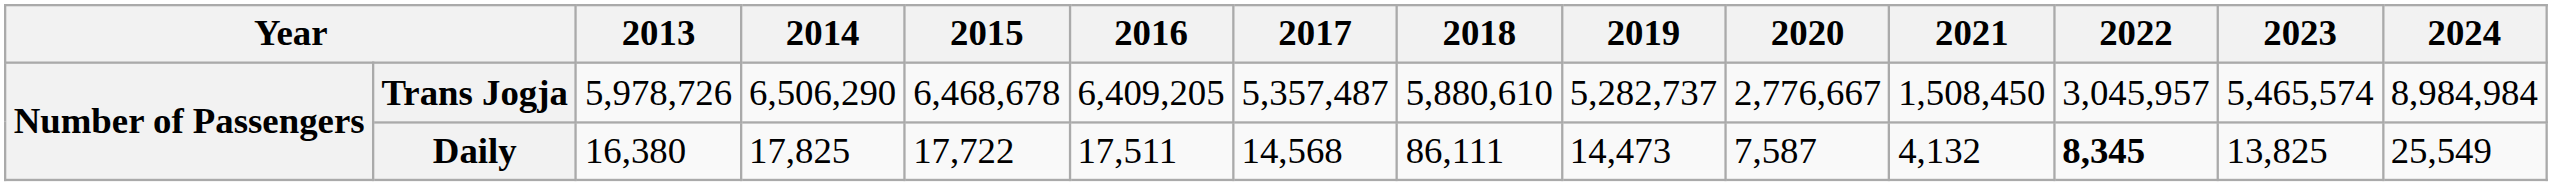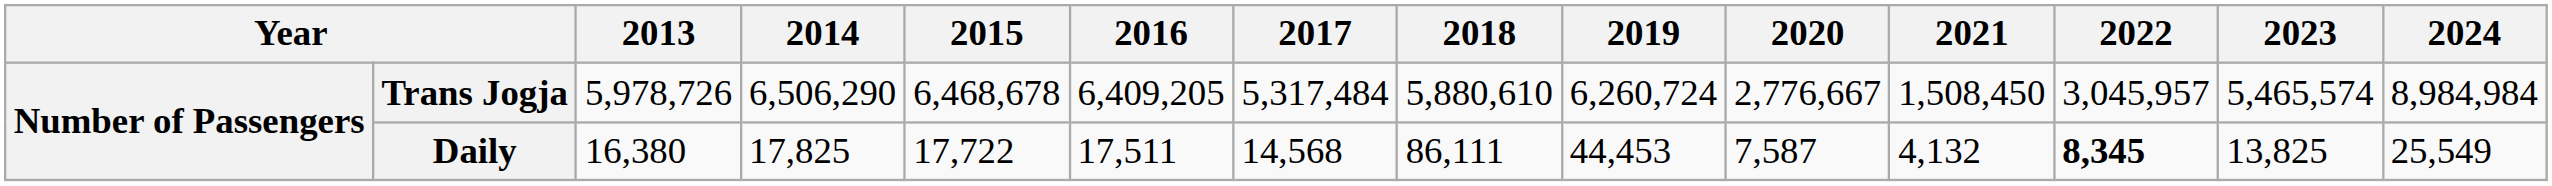(1315, 92) 5,357,487 -> (1315, 92) 5,317,484
(1643, 92) 5,282,737 -> (1643, 92) 6,260,724
(1620, 150) 14,473 -> (1620, 150) 44,453
